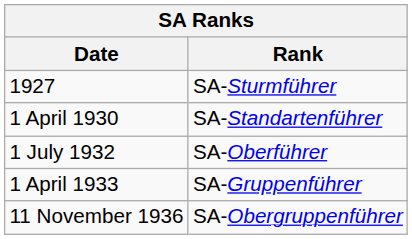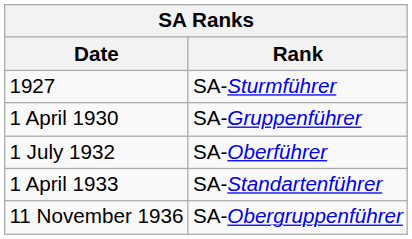(288, 119) SA-Standartenführer -> (277, 119) SA-Gruppenführer
(277, 184) SA-Gruppenführer -> (288, 184) SA-Standartenführer
